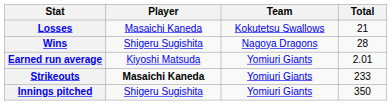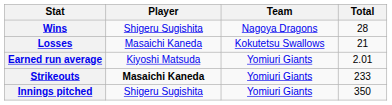rows swapped: (55, 44) <-> (55, 28)
